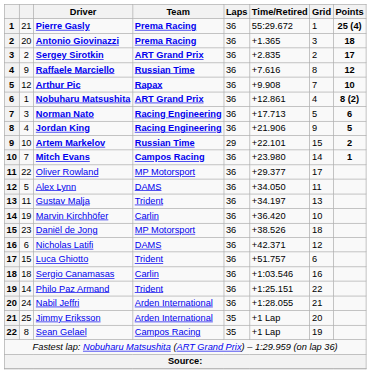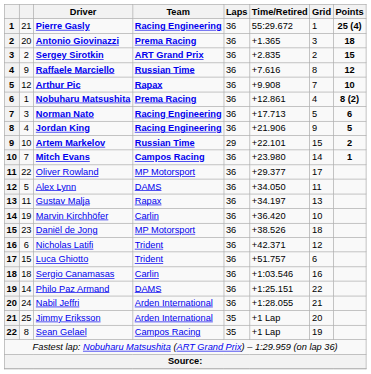(166, 26) Prema Racing -> (178, 26) Racing Engineering
(350, 55) 17 -> (350, 55) 15
(169, 99) ART Grand Prix -> (166, 99) Prema Racing
(149, 201) Trident -> (148, 201) Rapax
(148, 244) DAMS -> (149, 244) Trident
(149, 288) Trident -> (148, 288) DAMS
